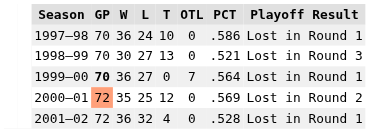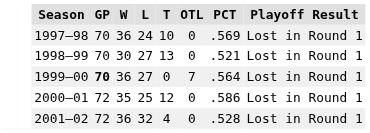(225, 35) .586 -> (225, 35) .569
(305, 56) Lost in Round 3 -> (305, 56) Lost in Round 1
(102, 98) lightsalmon background -> (102, 98) no background
(225, 98) .569 -> (225, 98) .586
(305, 98) Lost in Round 2 -> (305, 98) Lost in Round 1
